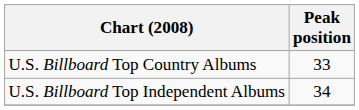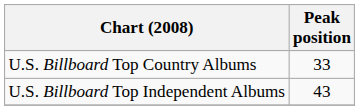(322, 91) 34 -> (322, 91) 43
